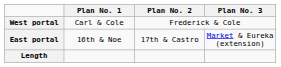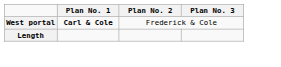(99, 23) normal -> (88, 23) bold
- row: (34, 40)
